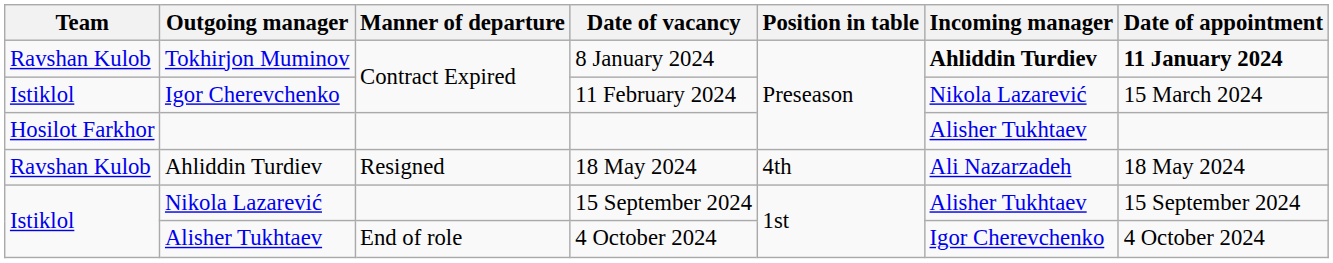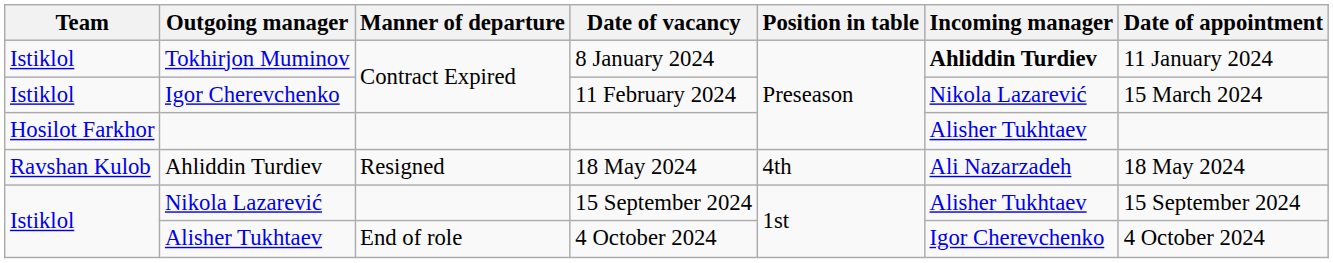(80, 58) Ravshan Kulob -> (42, 58) Istiklol
(1203, 58) bold -> (1198, 58) normal
